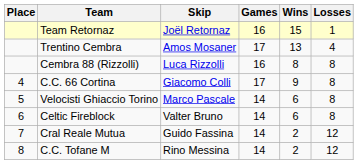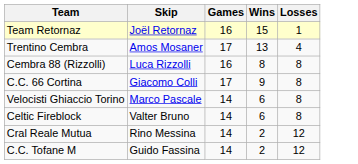- column: (21, 13)
(198, 133) Guido Fassina -> (163, 133) Rino Messina
(196, 151) Rino Messina -> (165, 151) Guido Fassina
